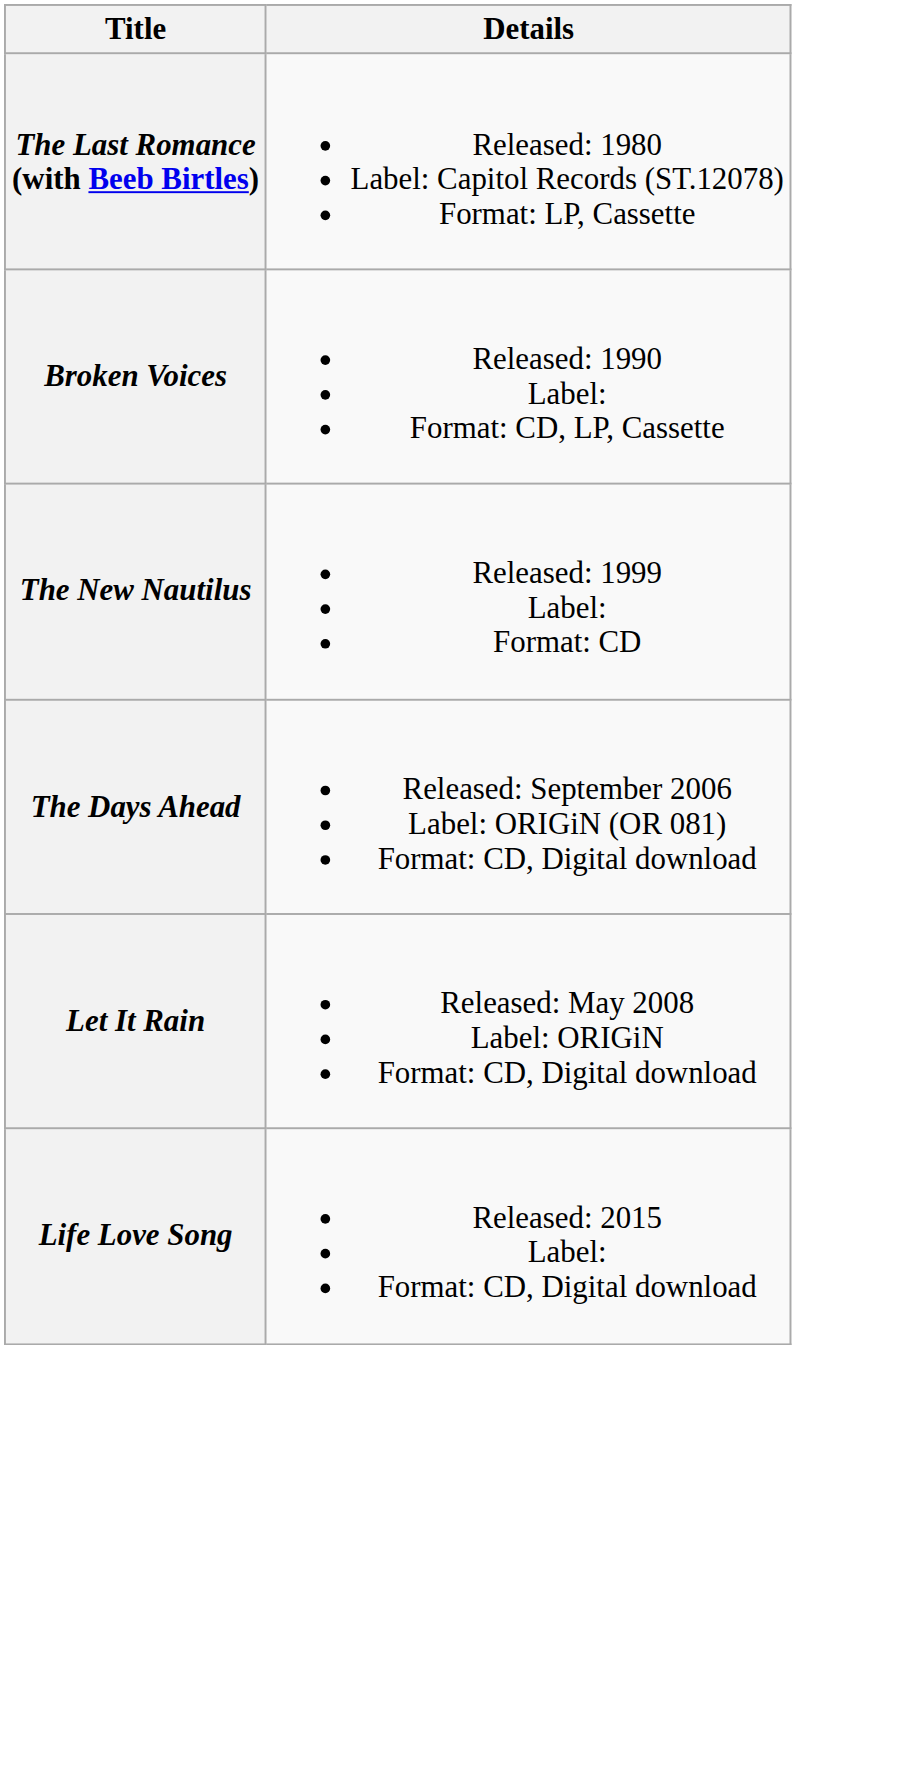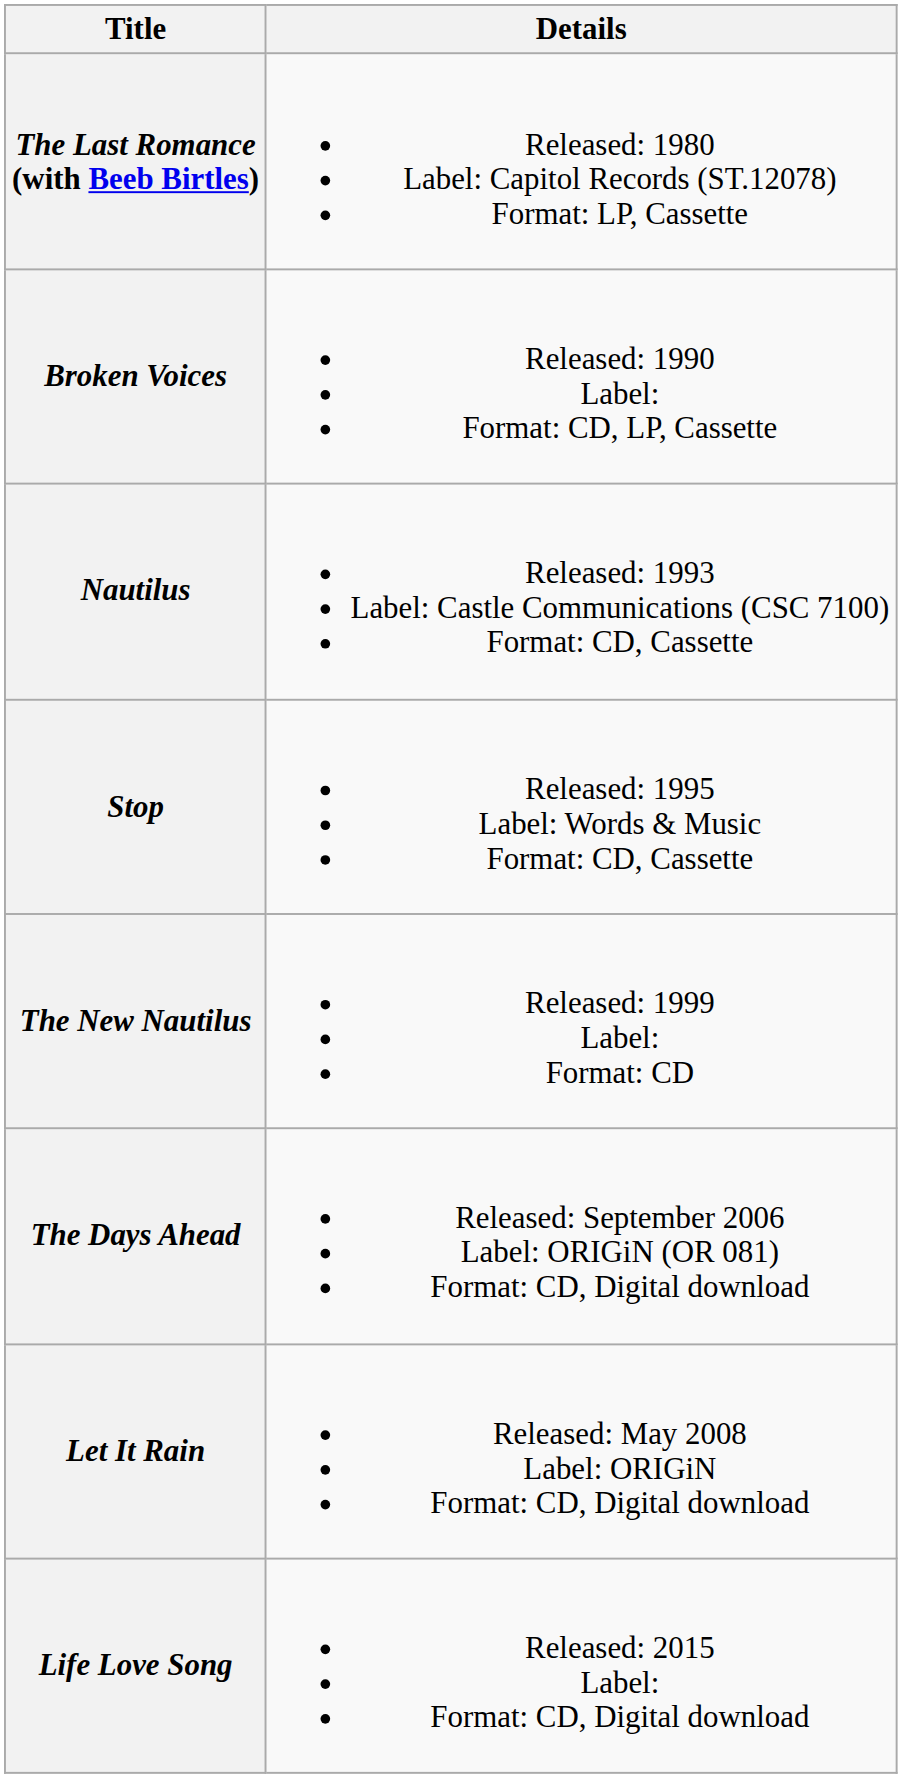+ row: (136, 590)
+ row: (136, 805)
